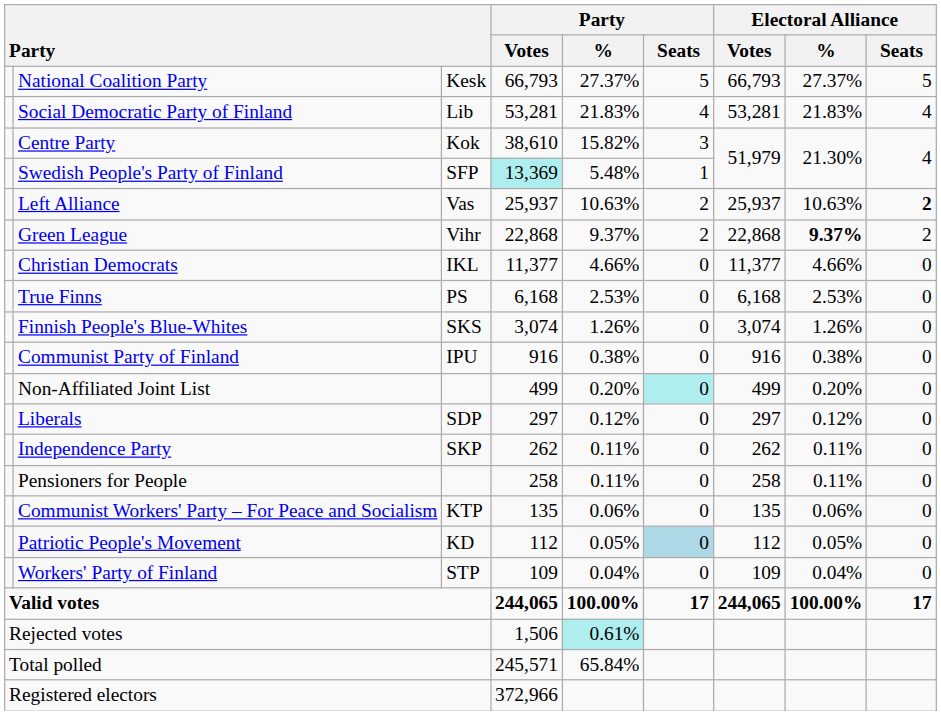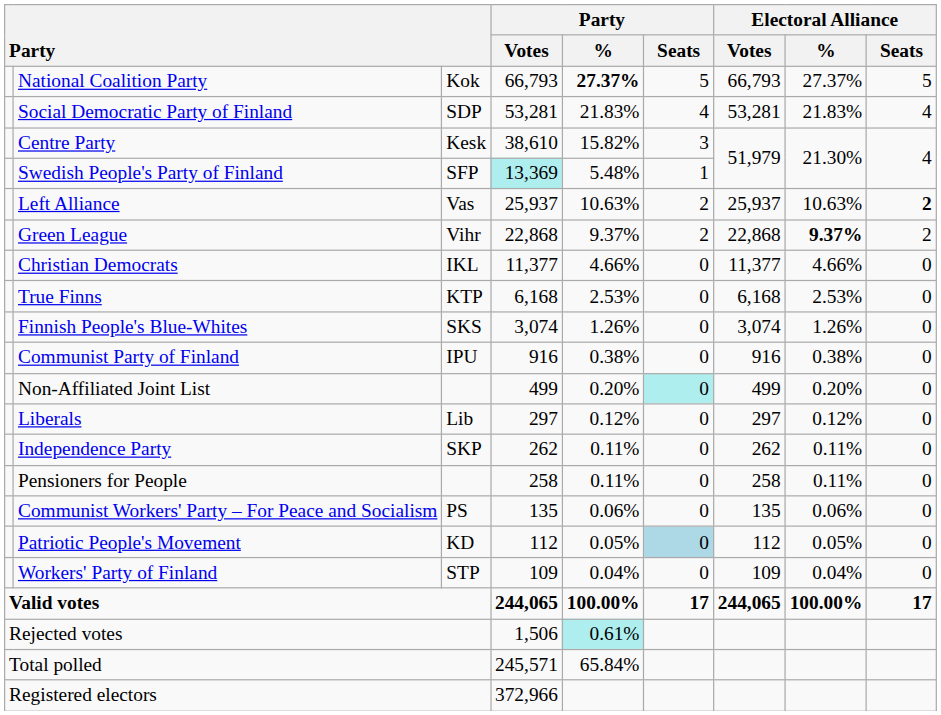(466, 81) Kesk -> (463, 81) Kok
(610, 81) normal -> (608, 81) bold
(460, 111) Lib -> (464, 111) SDP
(463, 142) Kok -> (466, 142) Kesk
(457, 296) PS -> (465, 296) KTP
(464, 419) SDP -> (460, 419) Lib
(465, 511) KTP -> (457, 511) PS
